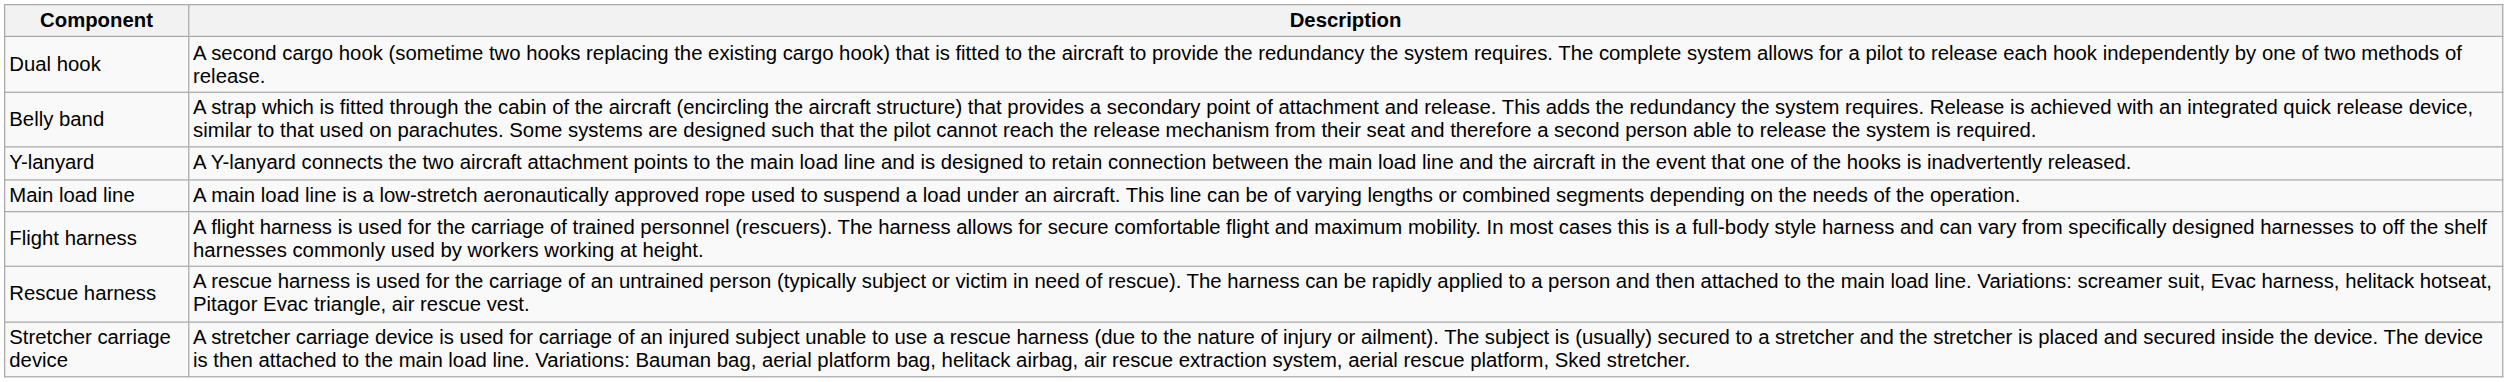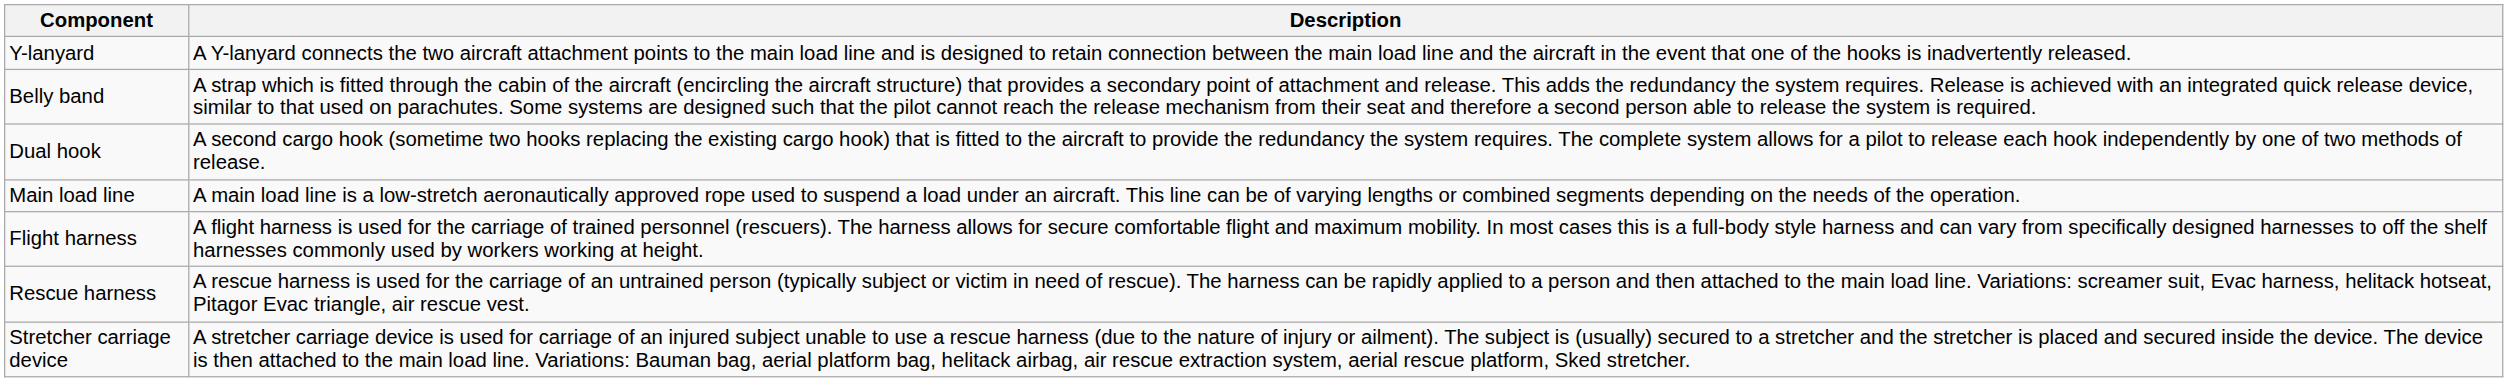rows swapped: (55, 64) <-> (52, 163)
